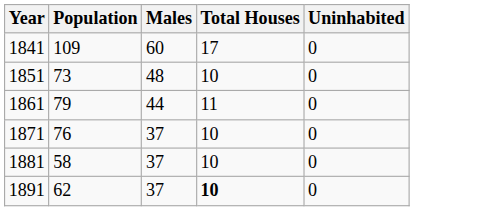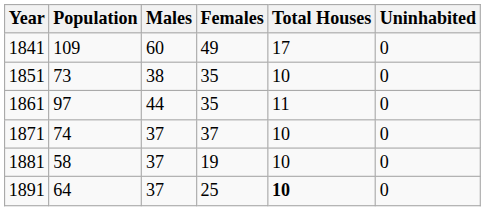+ column: (232, 18)
(155, 76) 48 -> (155, 76) 38
(62, 104) 79 -> (62, 104) 97
(62, 133) 76 -> (62, 133) 74
(62, 190) 62 -> (62, 190) 64
